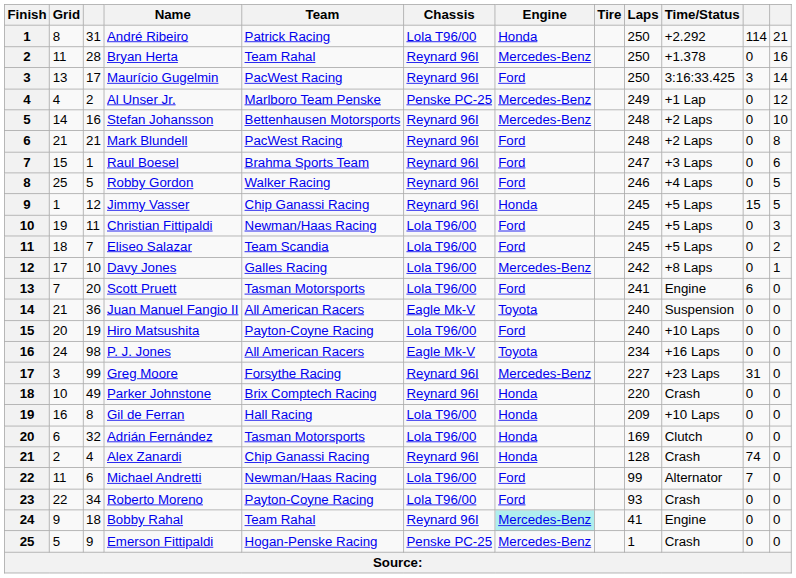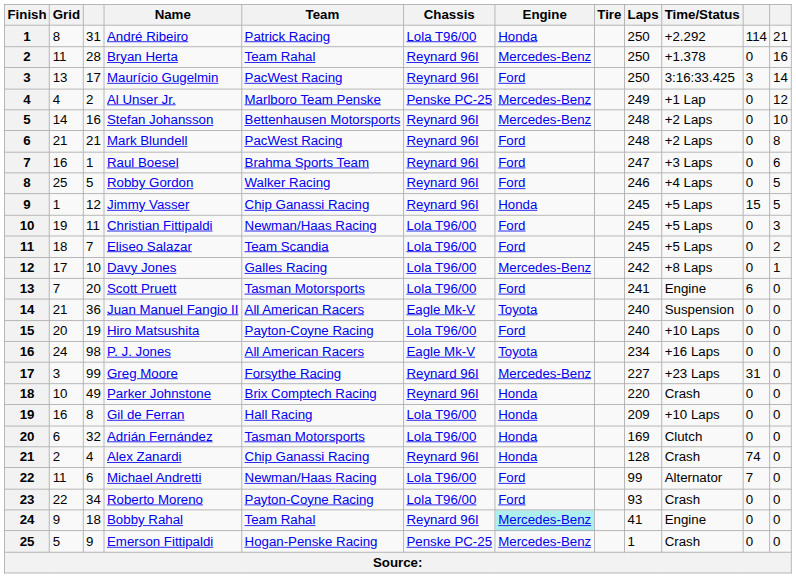(60, 162) 15 -> (60, 162) 16
